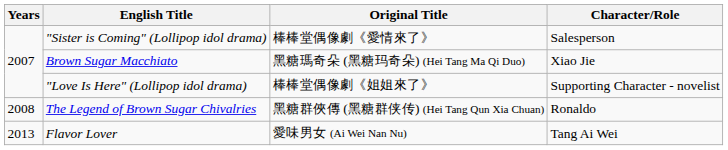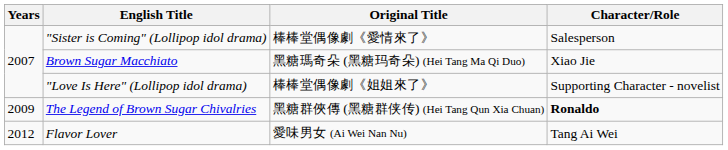(21, 109) 2008 -> (21, 109) 2009
(573, 109) normal -> (575, 109) bold
(21, 133) 2013 -> (21, 133) 2012
